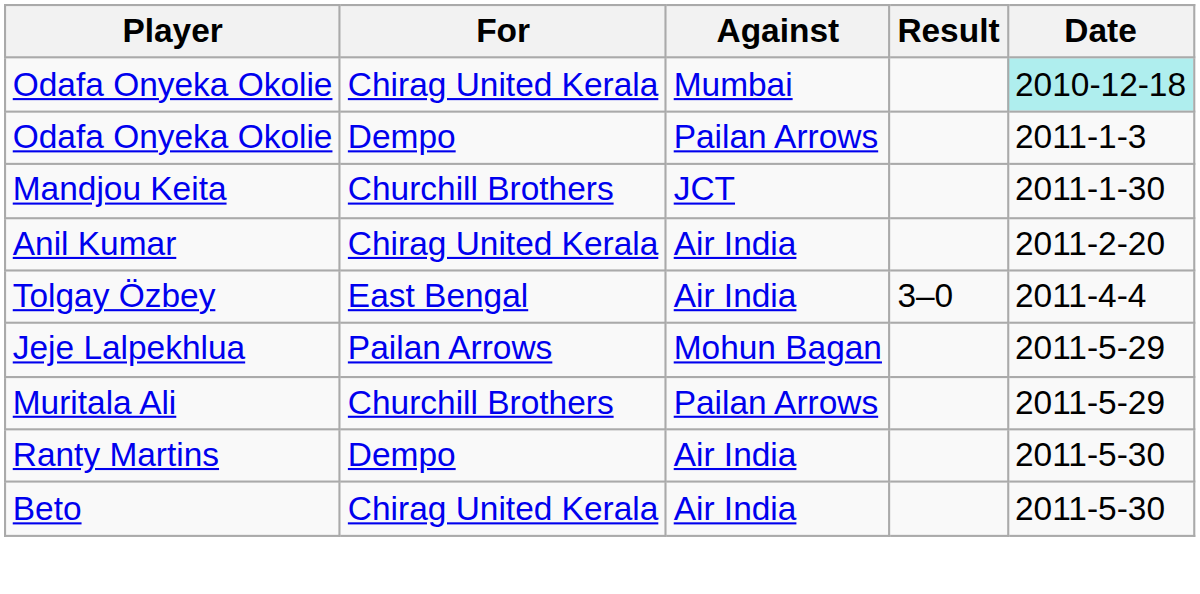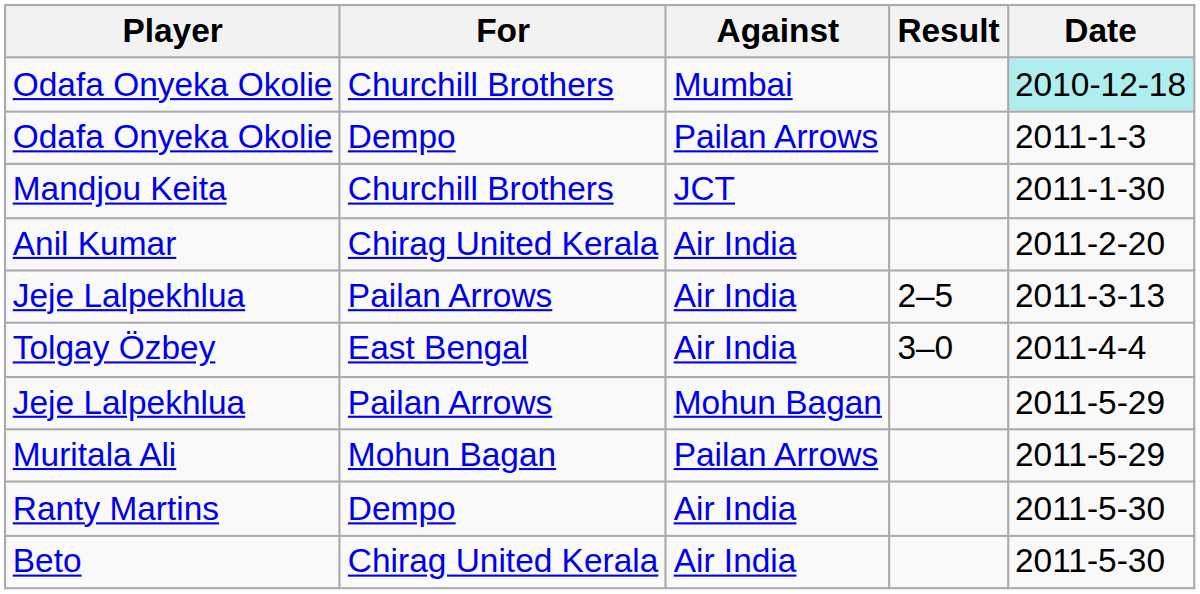(503, 84) Chirag United Kerala -> (481, 84) Churchill Brothers
+ row: (129, 296)
(481, 402) Churchill Brothers -> (452, 455) Mohun Bagan
